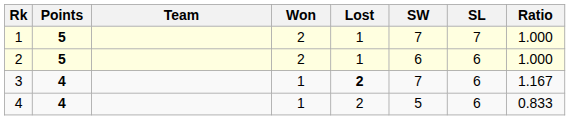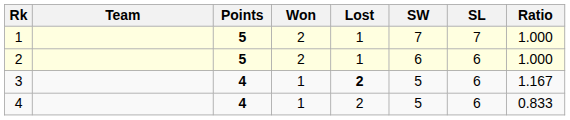columns swapped: (181, 15) <-> (62, 15)
(418, 81) 7 -> (418, 81) 5
